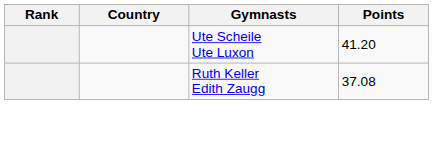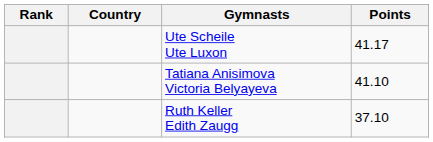(359, 44) 41.20 -> (372, 44) 41.17
+ row: (221, 81)
(359, 81) 37.08 -> (372, 118) 37.10
